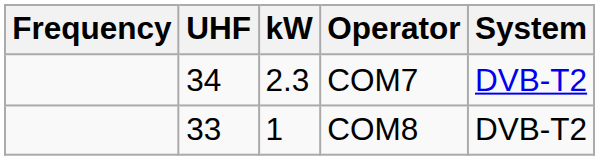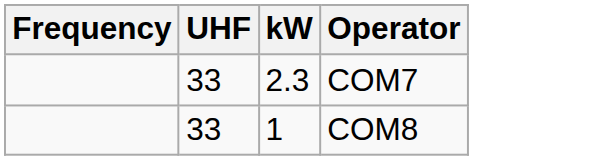- column: (531, 29)
(204, 79) 34 -> (204, 79) 33
